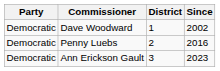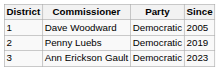columns swapped: (165, 12) <-> (31, 12)
(197, 27) 2002 -> (197, 27) 2005
(197, 43) 2016 -> (197, 43) 2019
